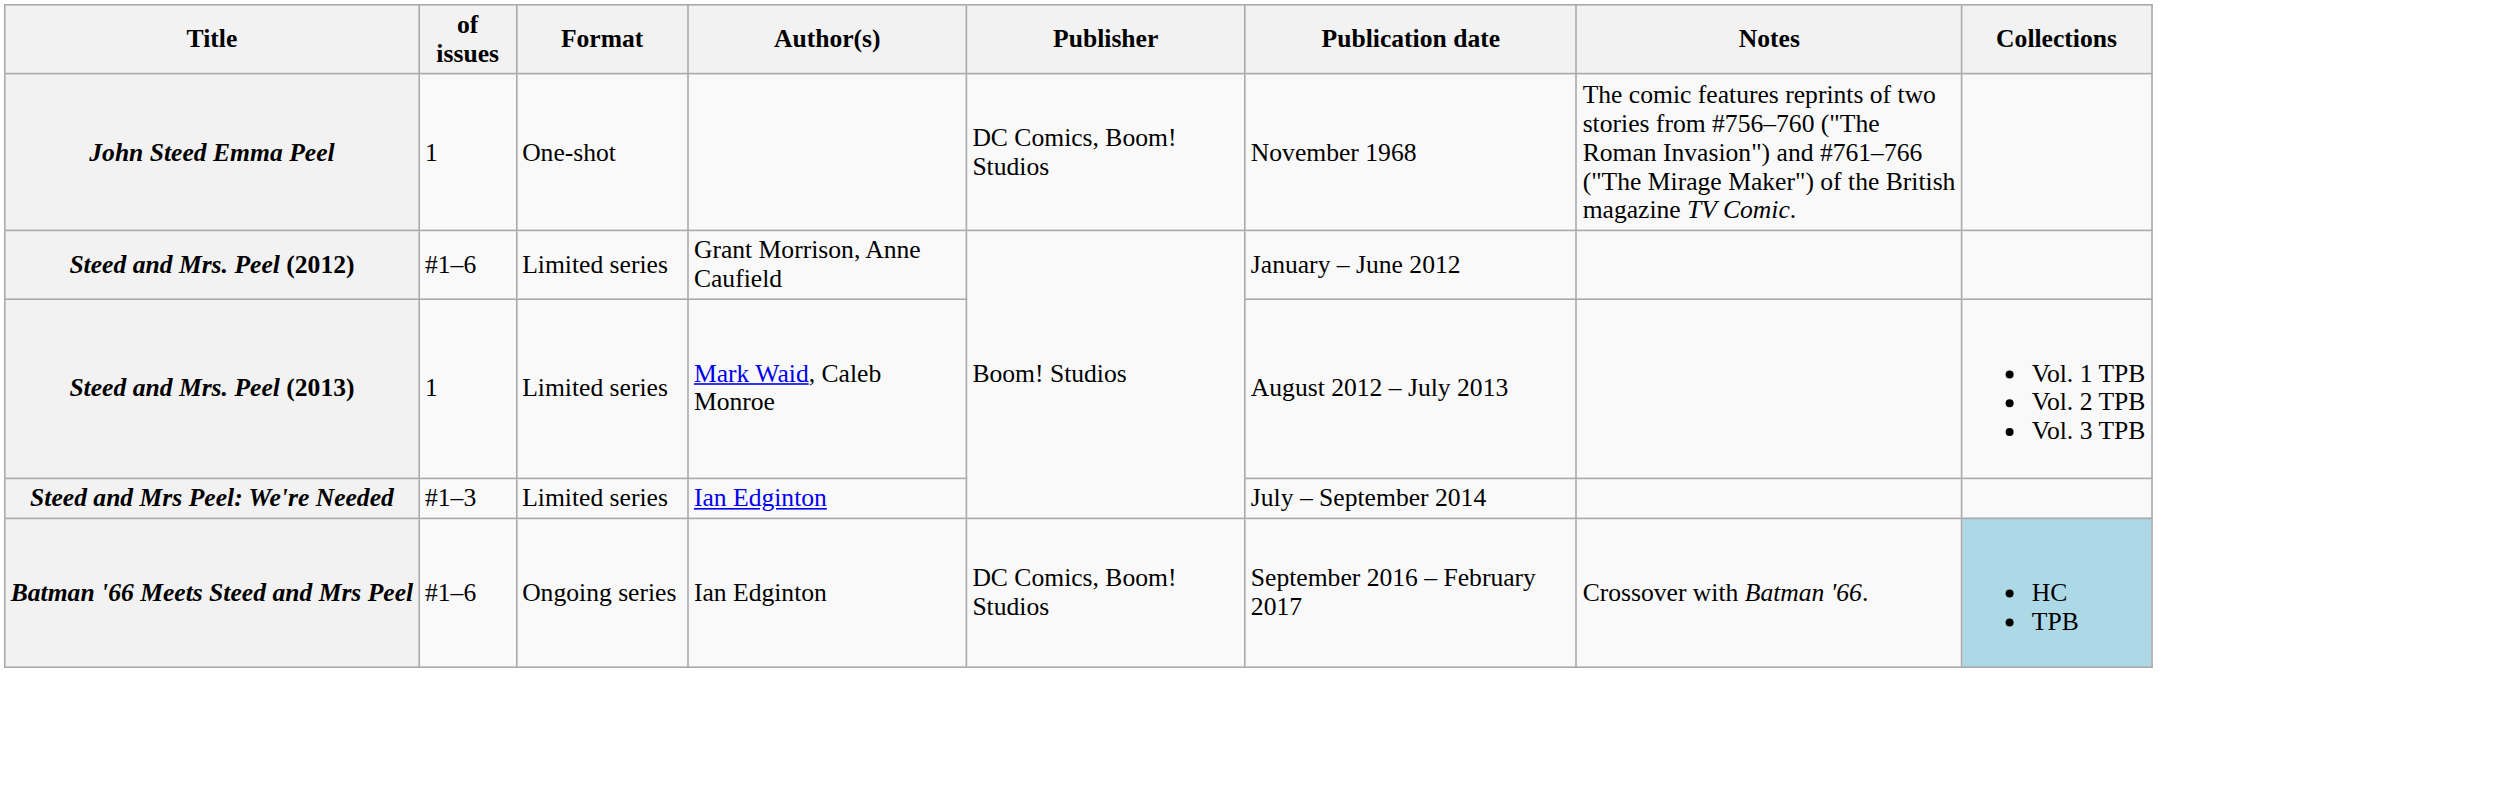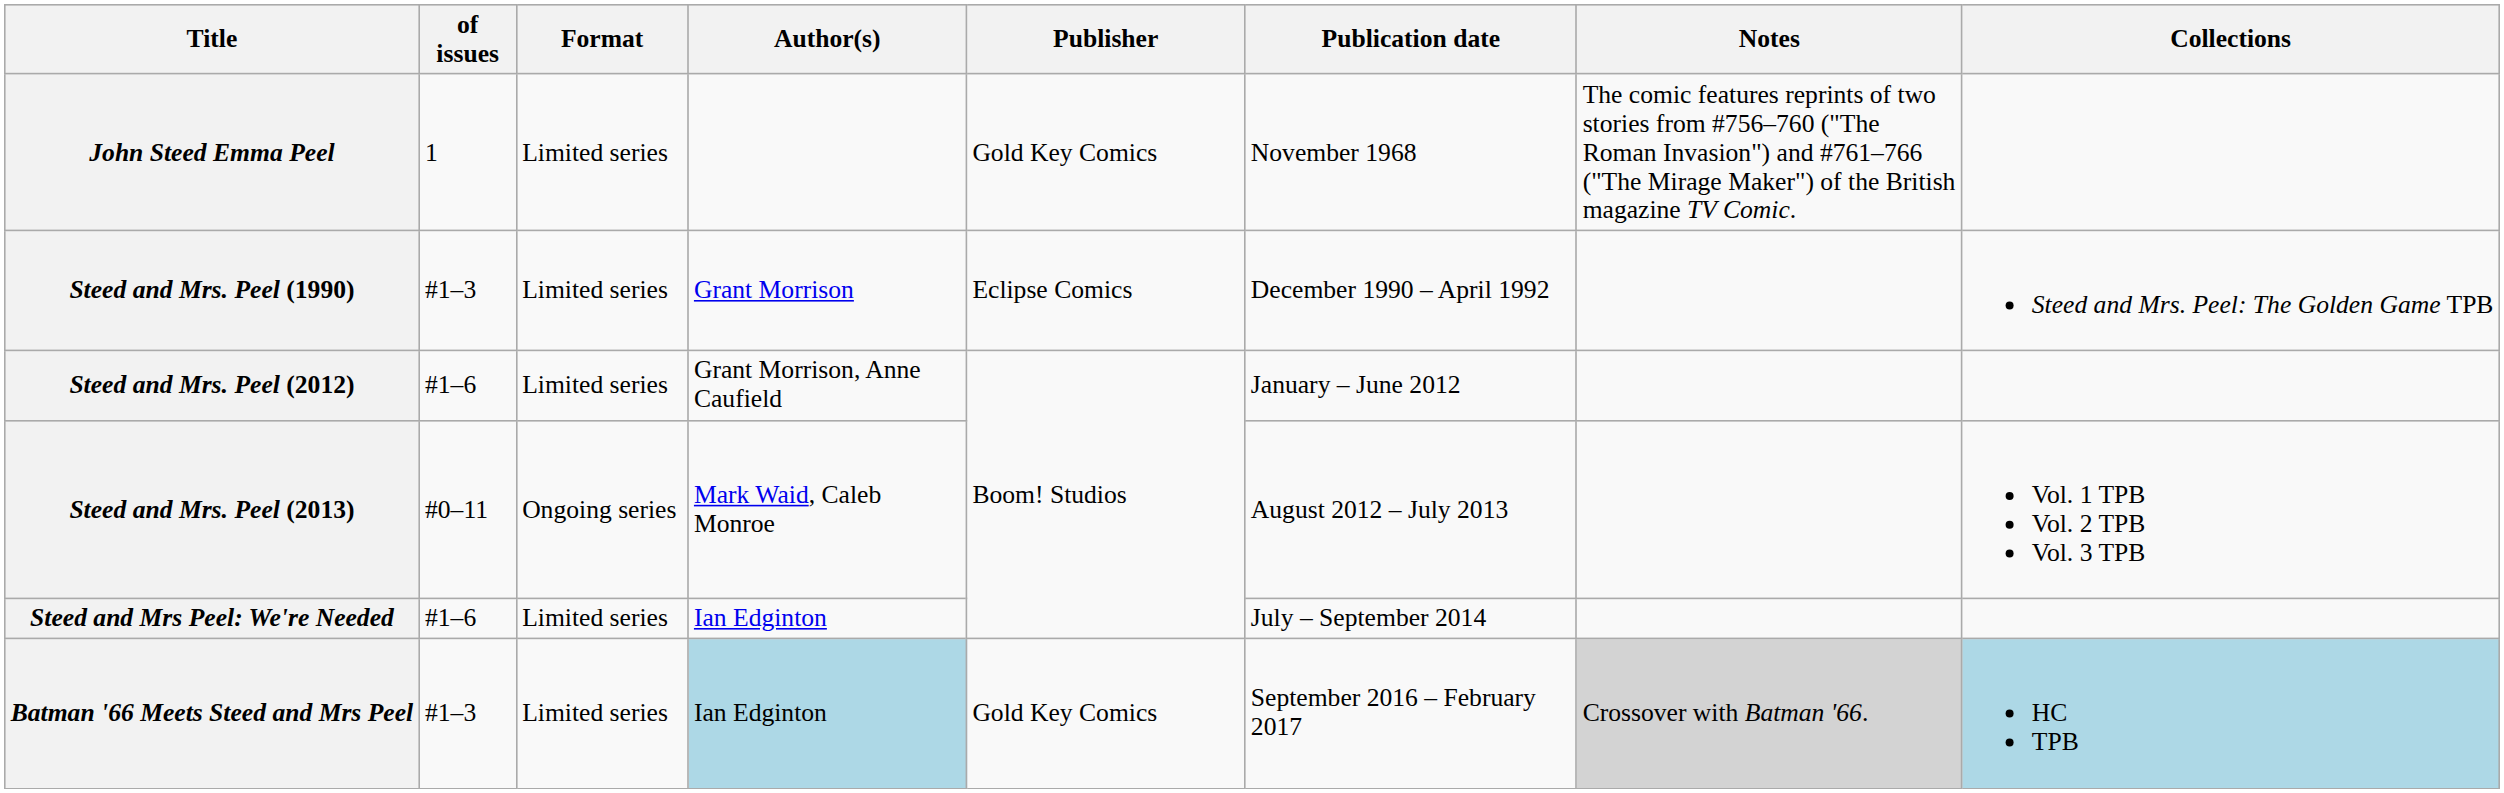(569, 151) One-shot -> (595, 151) Limited series
(1074, 151) DC Comics, Boom! Studios -> (1065, 151) Gold Key Comics
+ row: (212, 290)
(431, 388) 1 -> (457, 508) #0–11
(595, 388) Limited series -> (599, 508) Ongoing series
(451, 497) #1–3 -> (451, 618) #1–6
(451, 592) #1–6 -> (451, 713) #1–3
(599, 592) Ongoing series -> (595, 713) Limited series
(760, 592) no background -> (760, 713) lightblue background
(1074, 592) DC Comics, Boom! Studios -> (1065, 713) Gold Key Comics
(1725, 592) no background -> (1725, 713) lightgrey background
